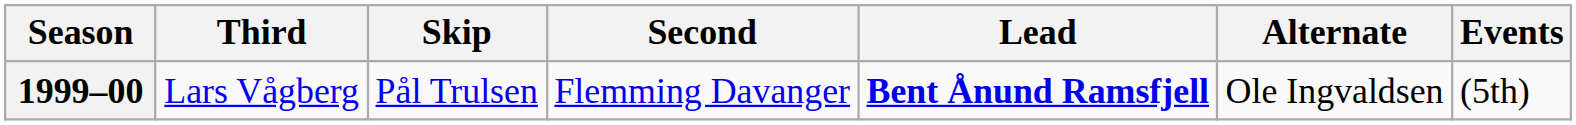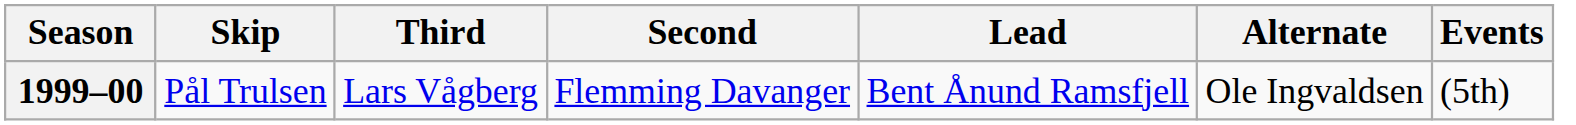columns swapped: (457, 32) <-> (262, 32)
(1038, 89) bold -> (1028, 89) normal
